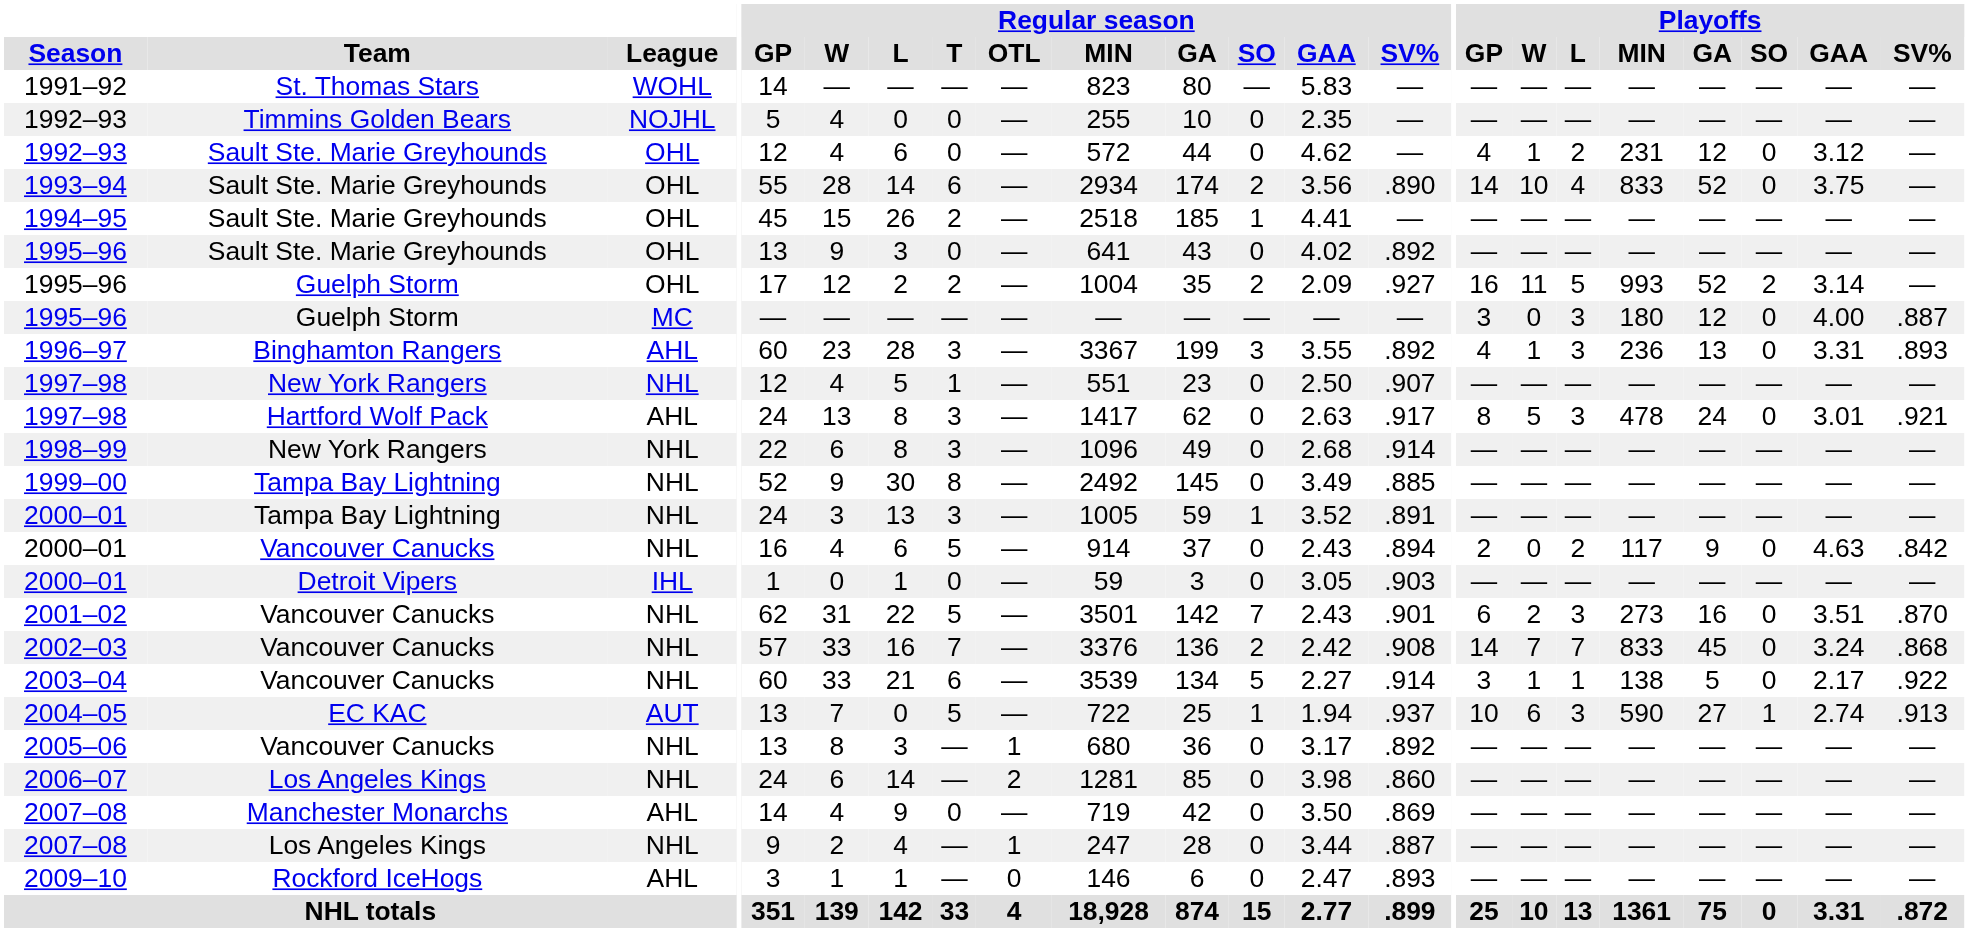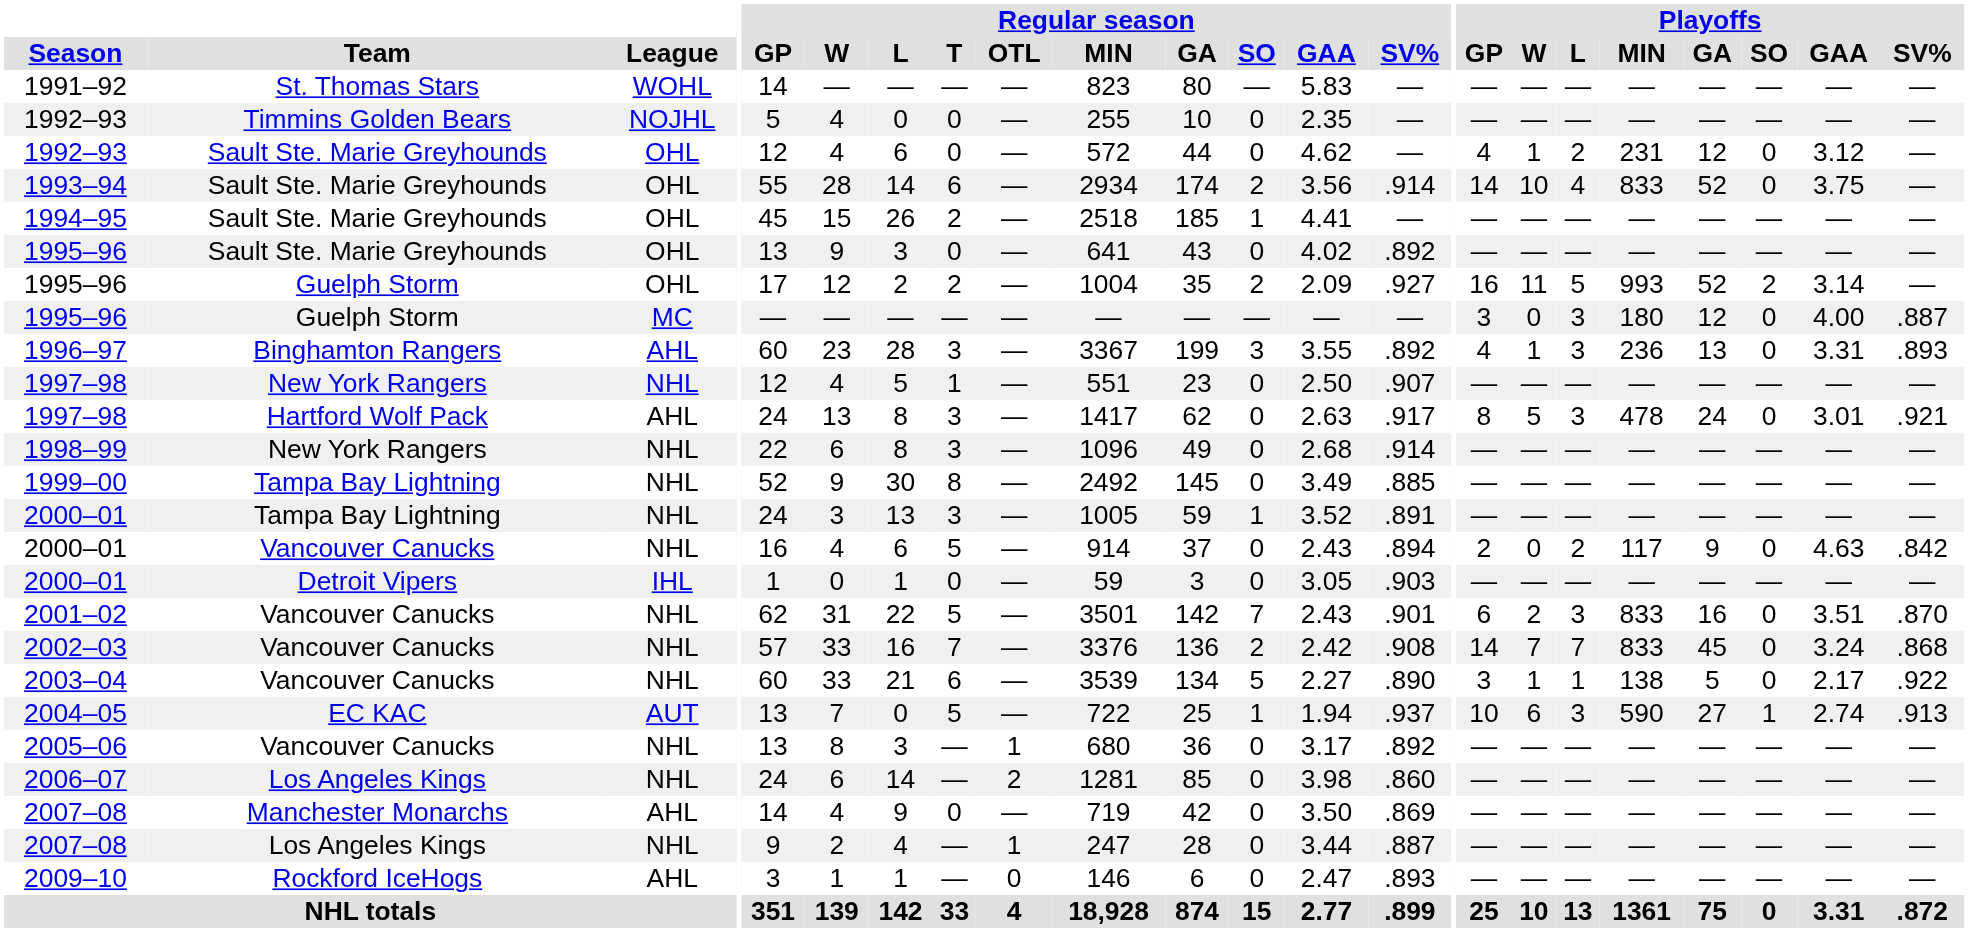(1410, 185) .890 -> (1410, 185) .914
(1642, 614) 273 -> (1642, 614) 833
(1410, 680) .914 -> (1410, 680) .890
